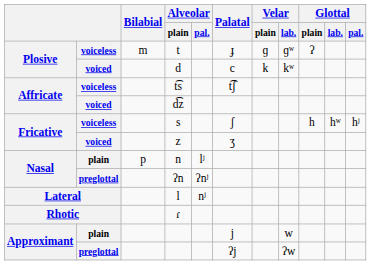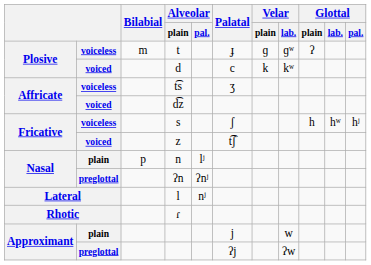(232, 86) t͡ʃ -> (232, 86) ʒ
(232, 141) ʒ -> (232, 141) t͡ʃ
